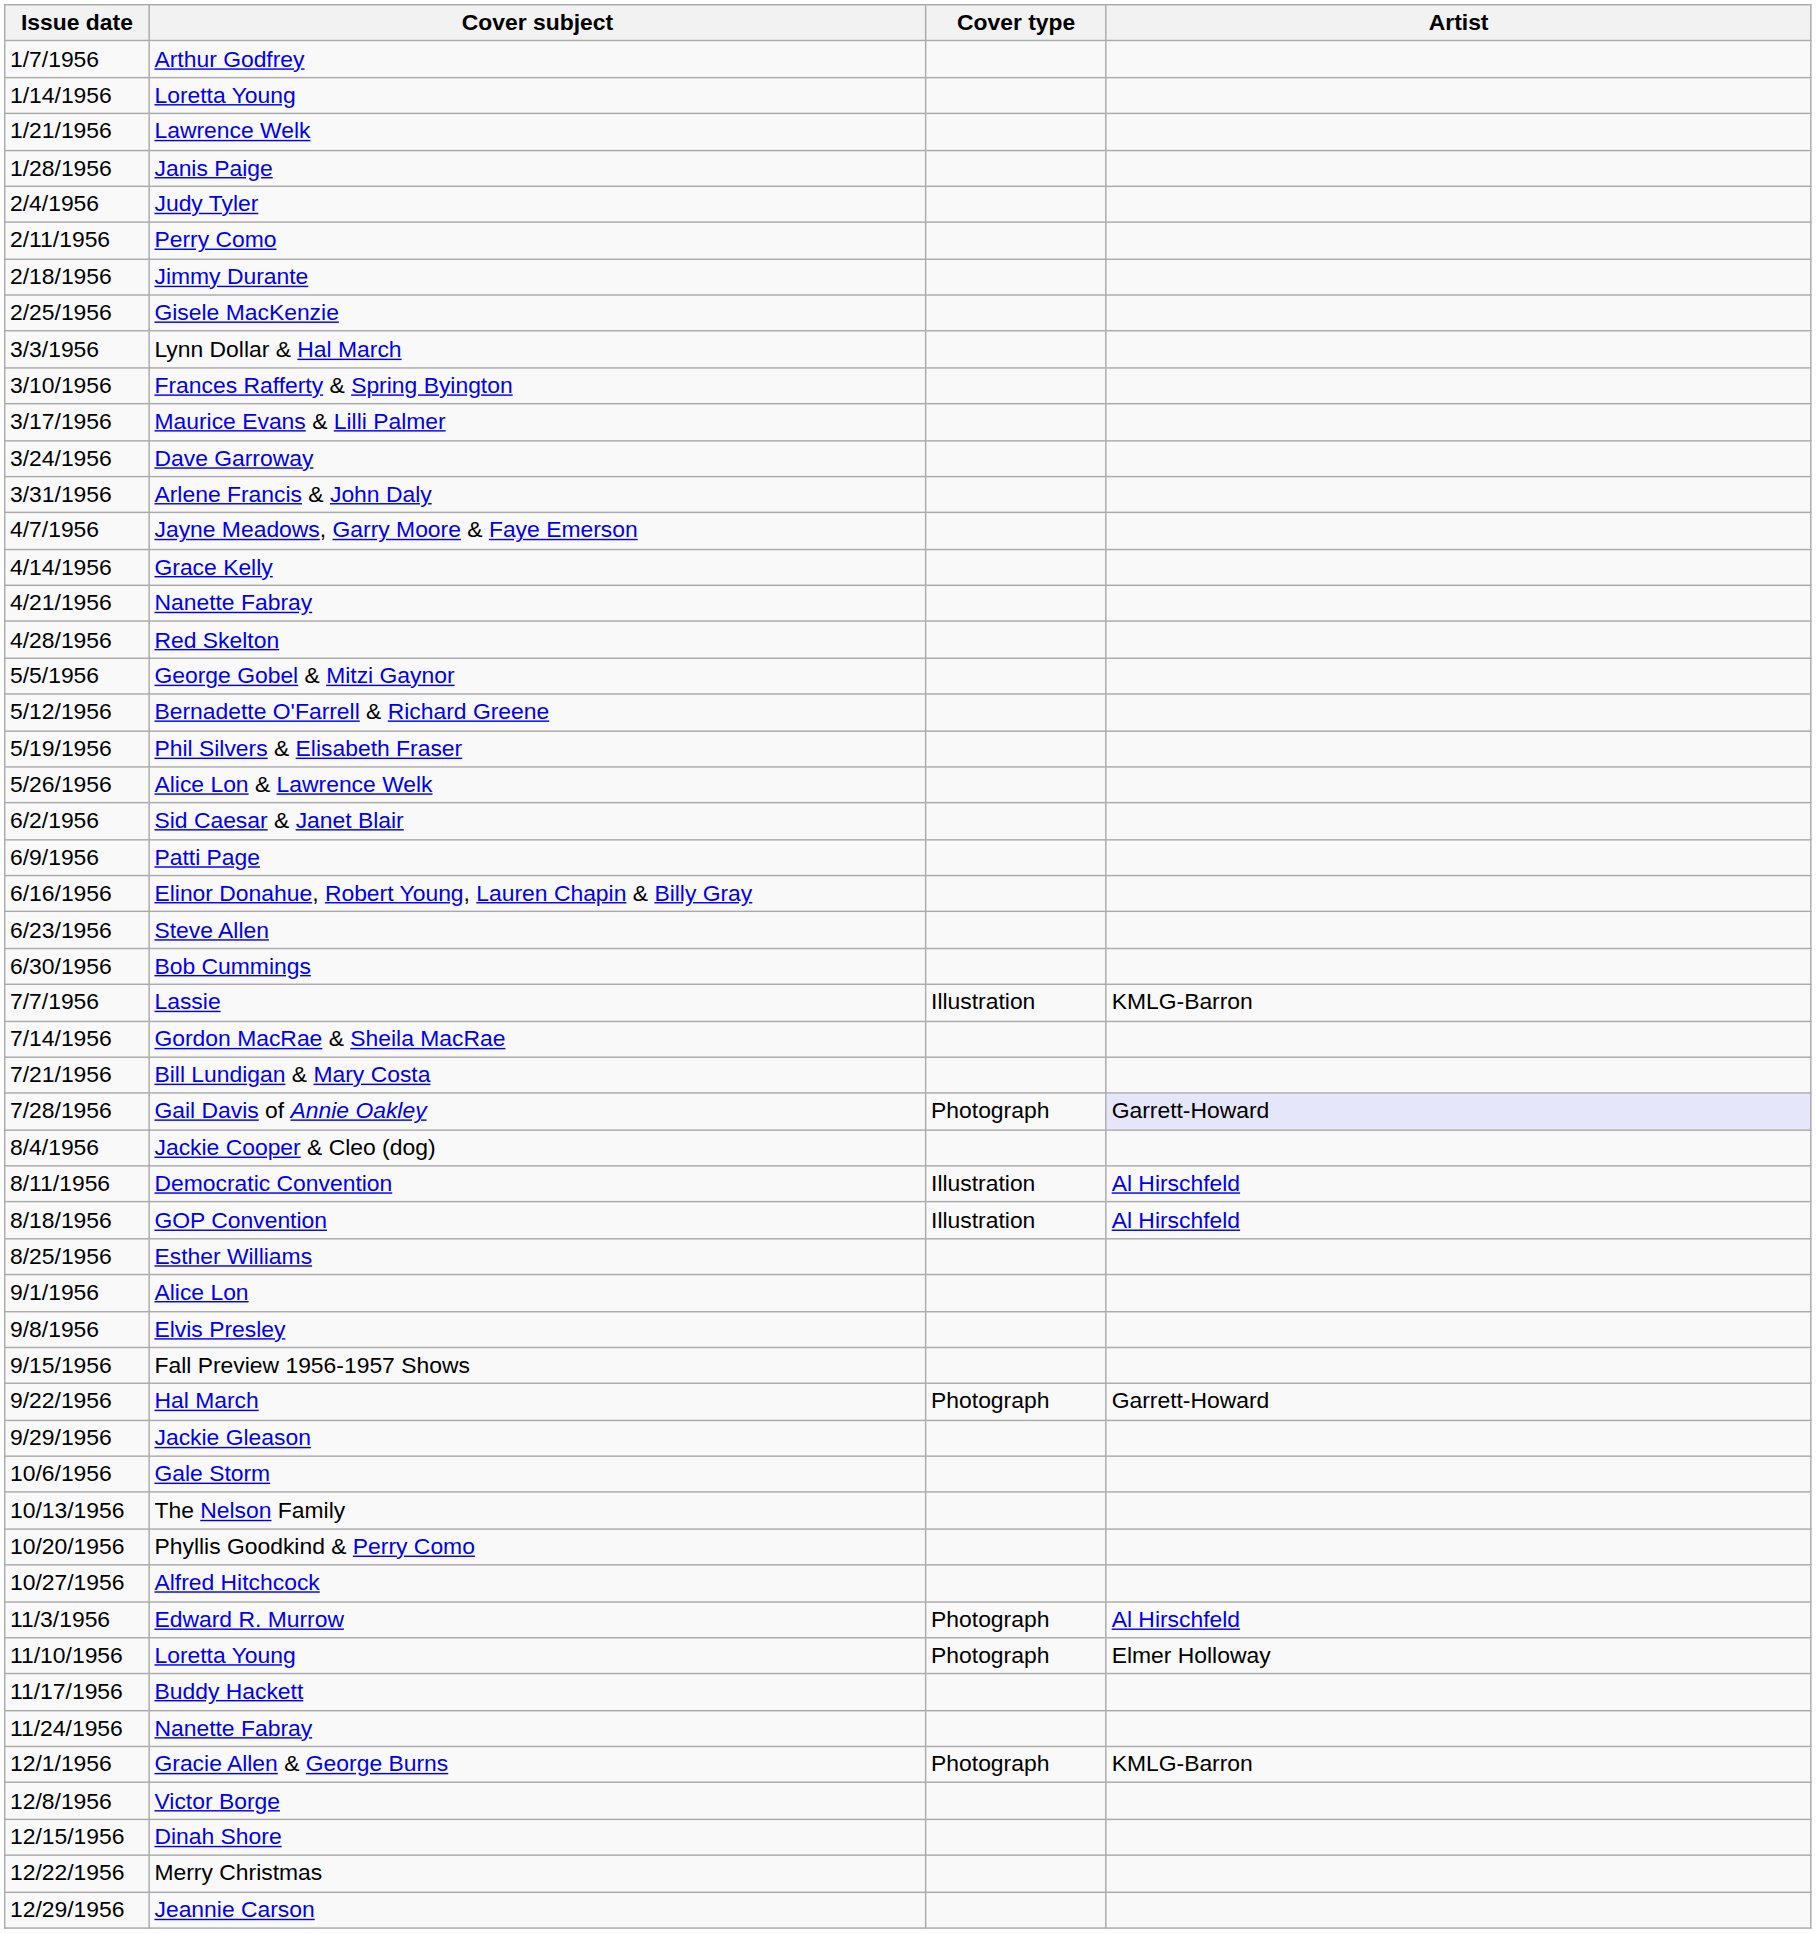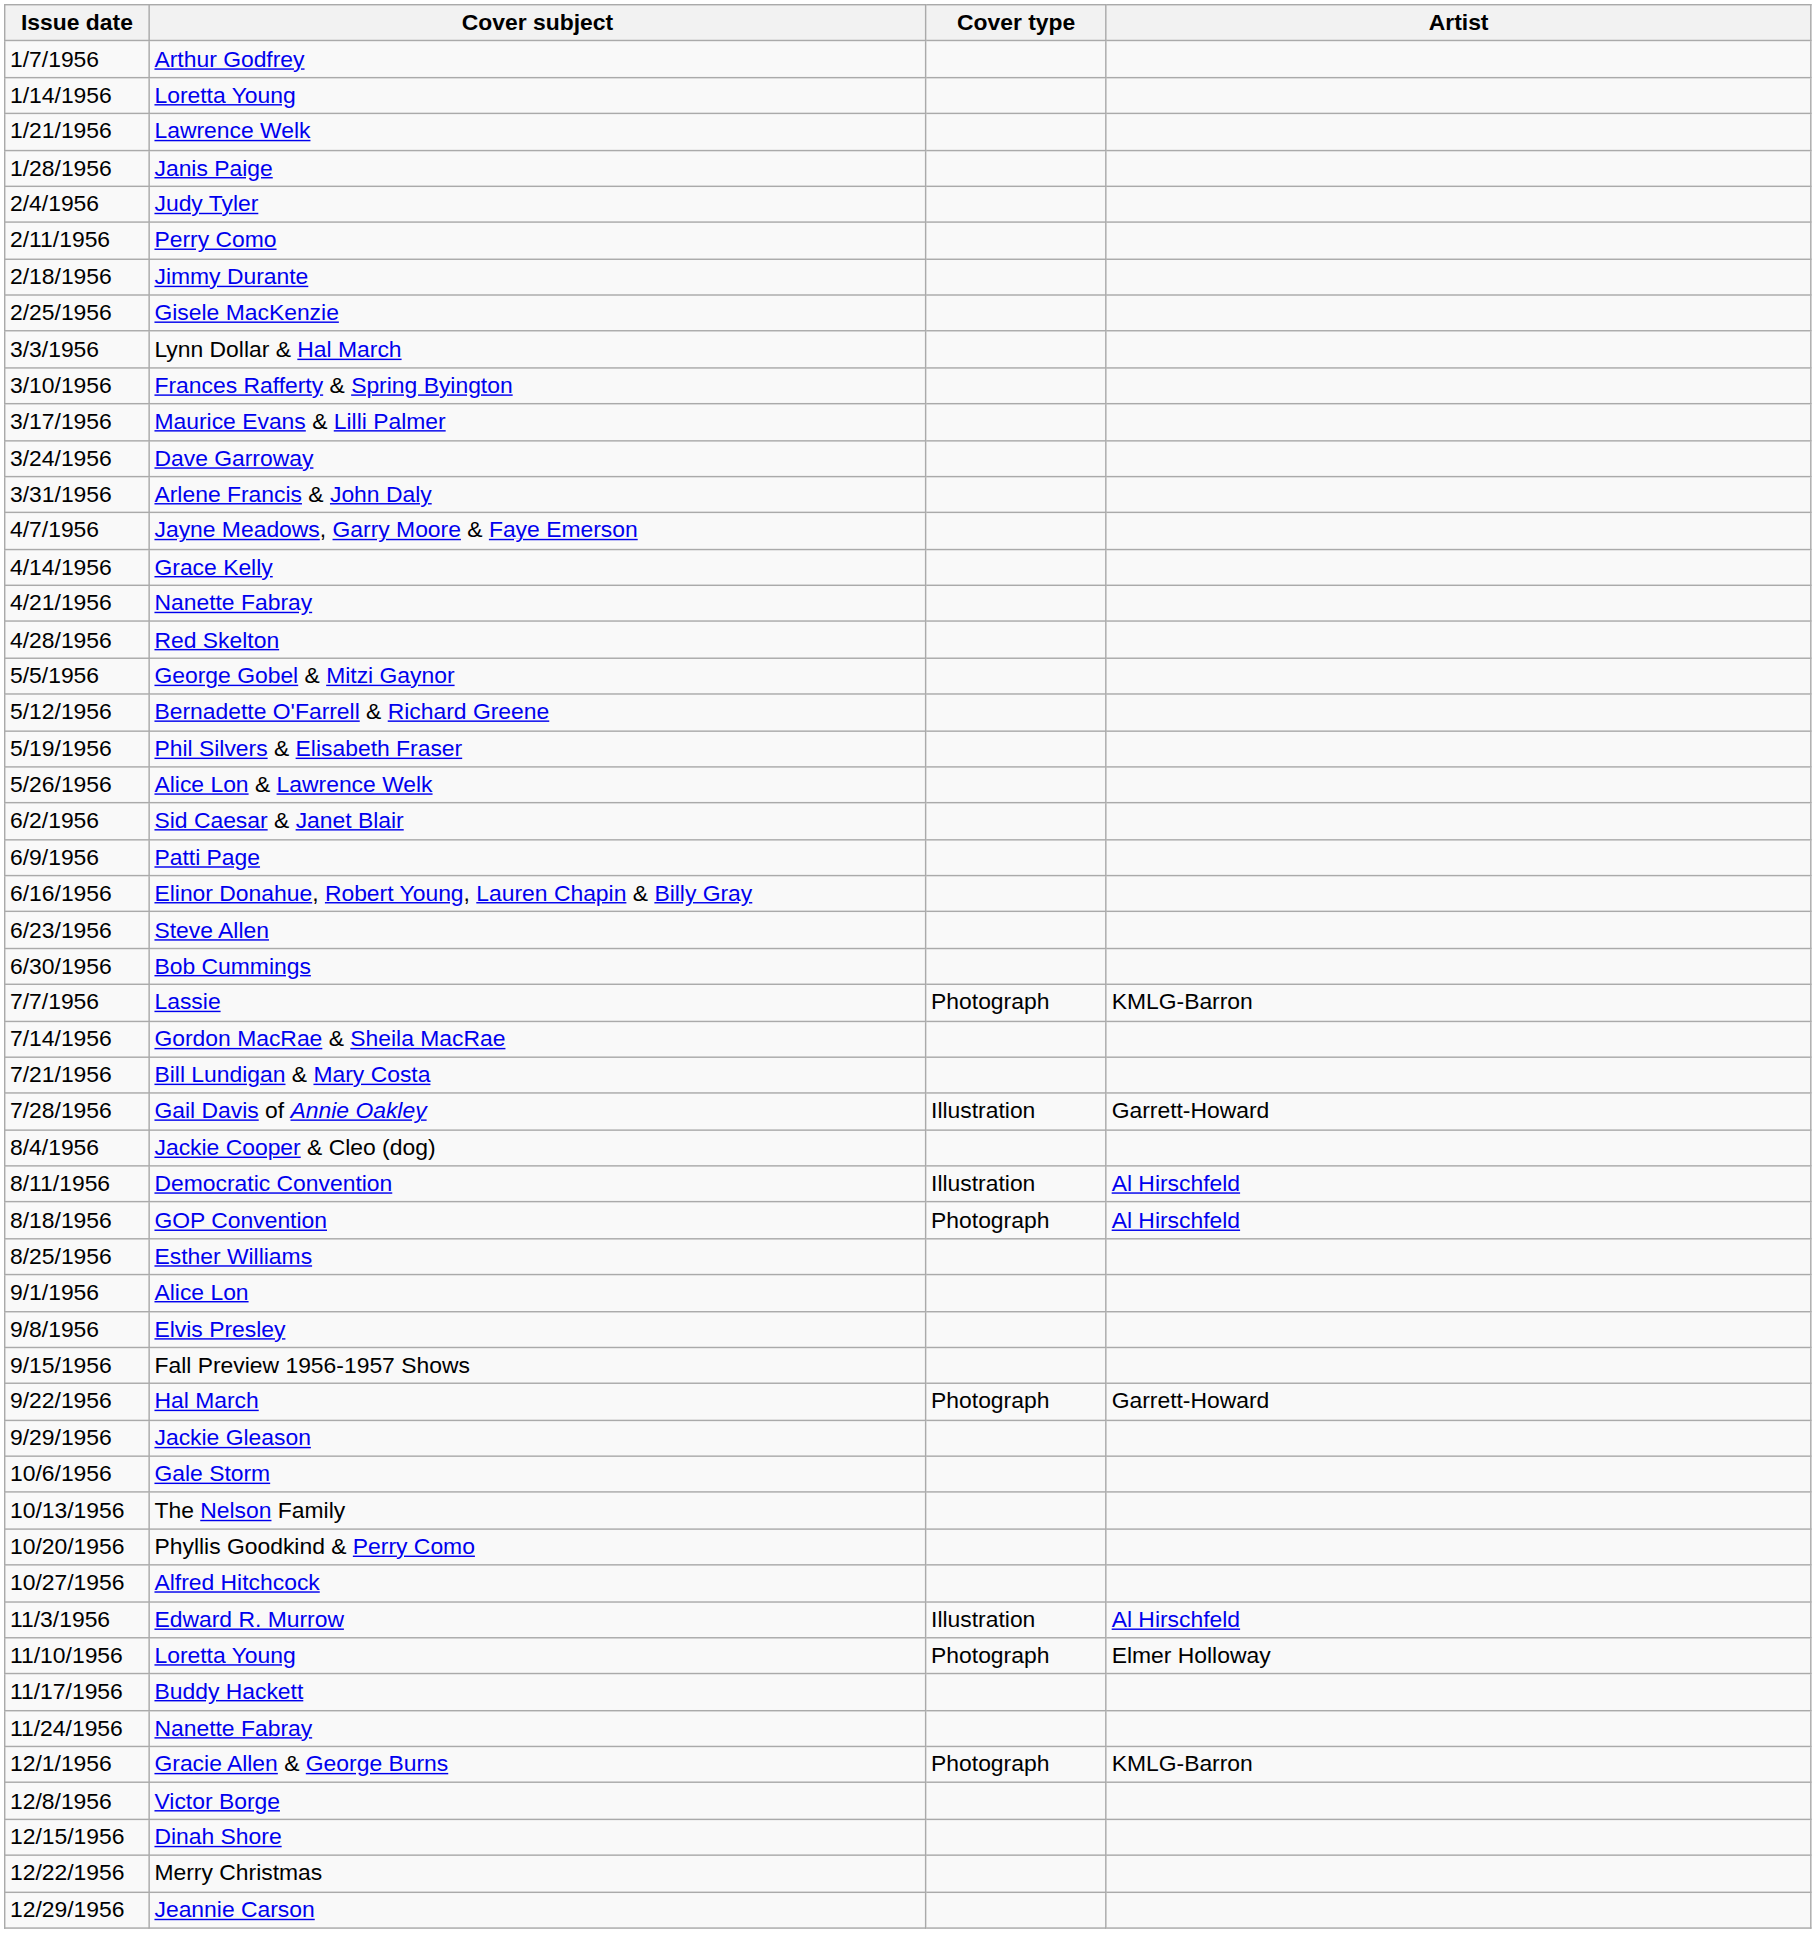(983, 1002) Illustration -> (990, 1002) Photograph
(990, 1111) Photograph -> (983, 1111) Illustration
(1190, 1111) lavender background -> (1190, 1111) no background
(983, 1220) Illustration -> (990, 1220) Photograph
(990, 1619) Photograph -> (983, 1619) Illustration
